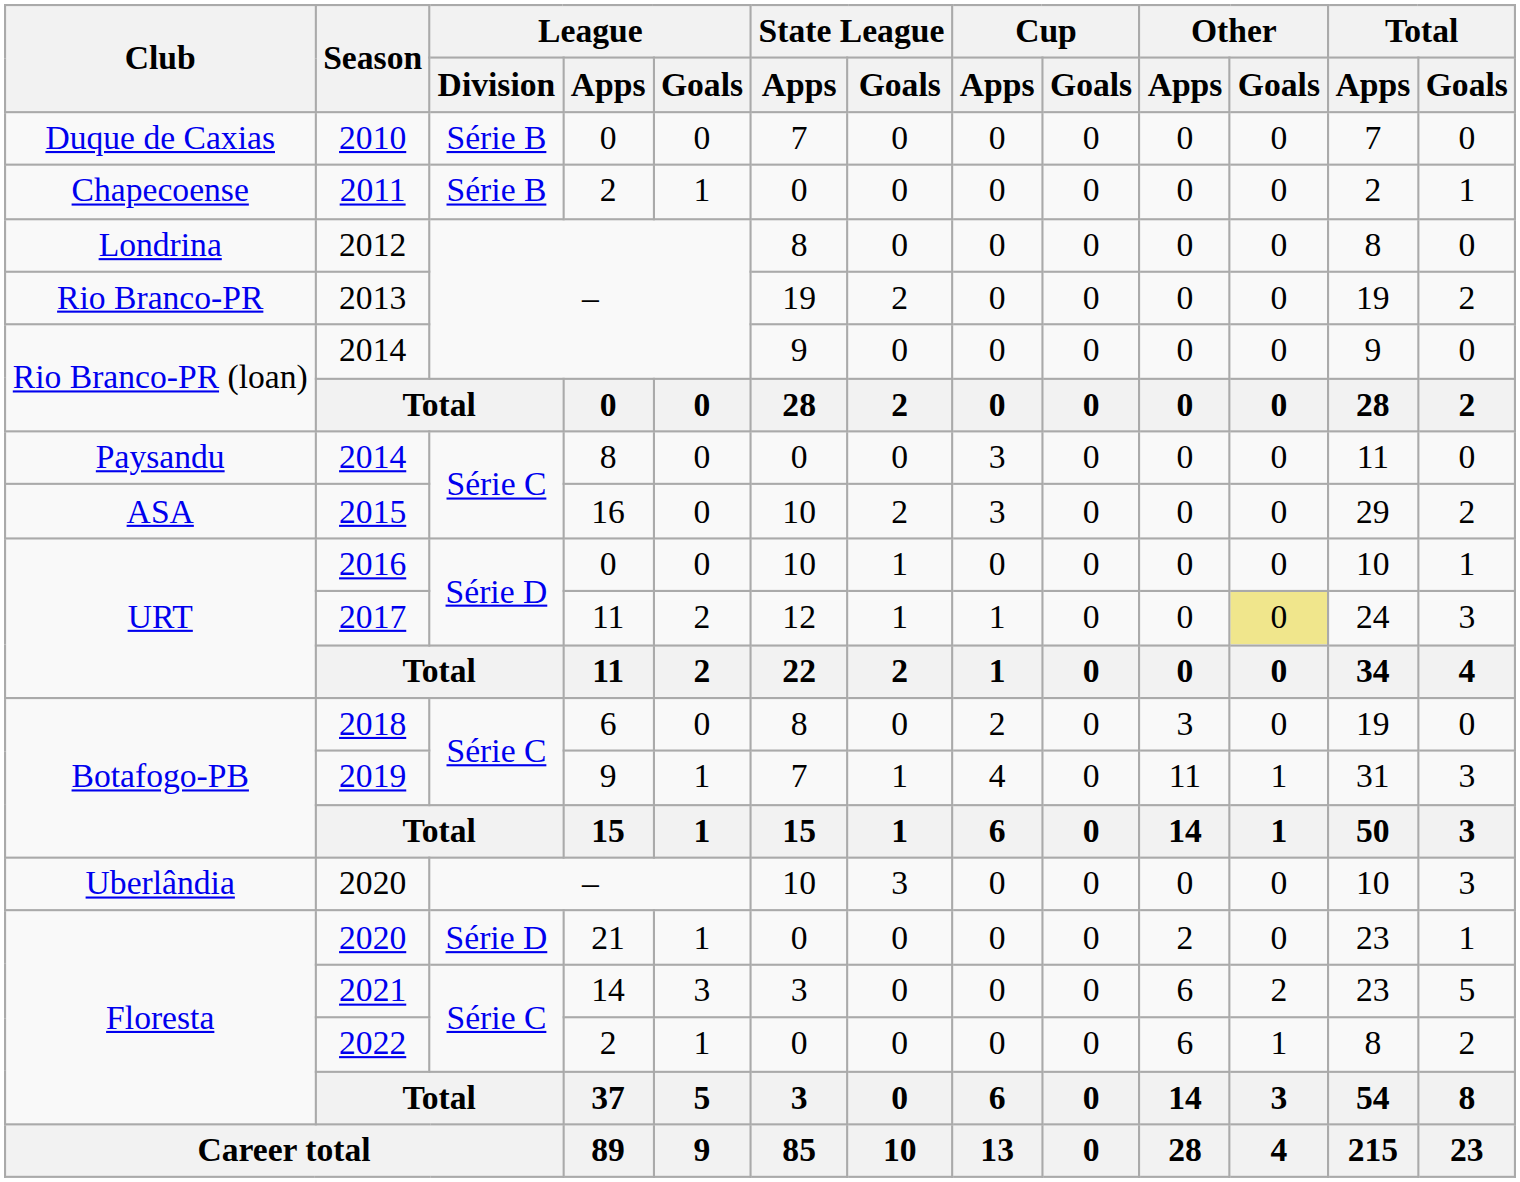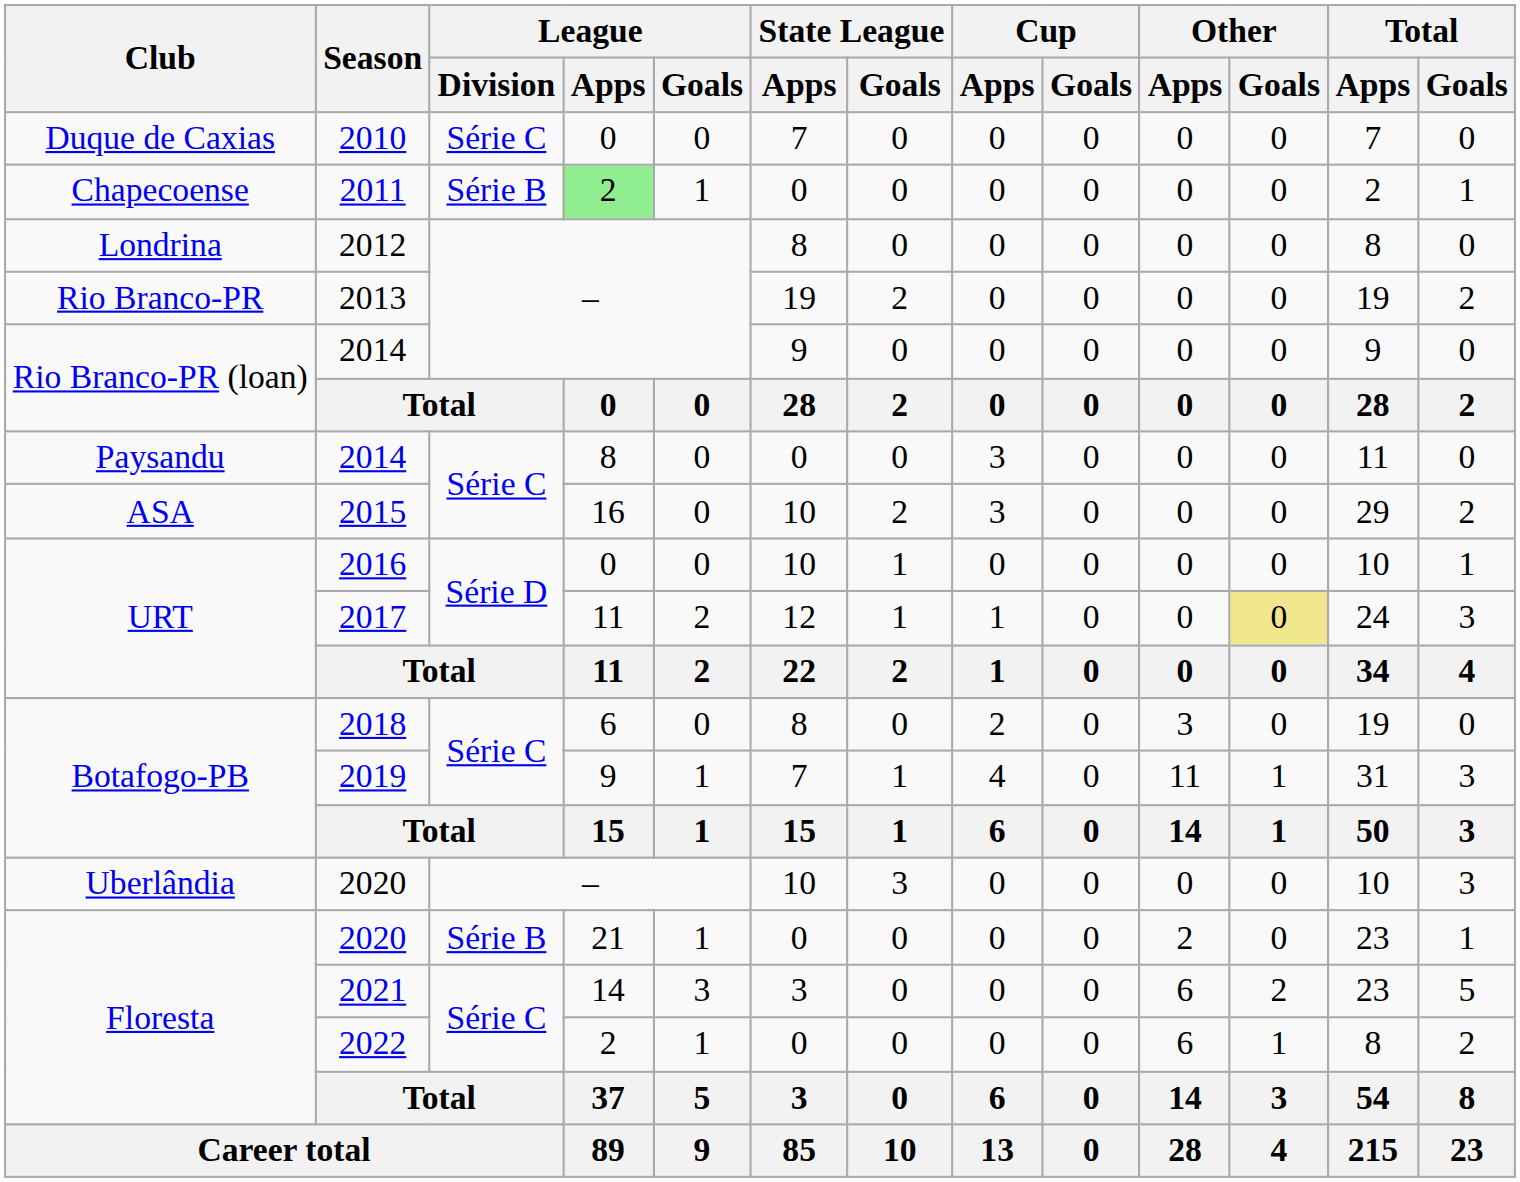(496, 137) Série B -> (496, 137) Série C
(608, 191) no background -> (608, 191) lightgreen background
(496, 937) Série D -> (496, 937) Série B
